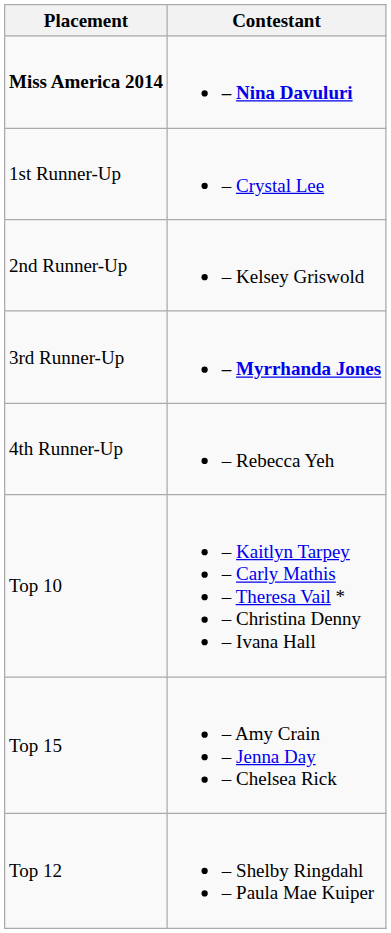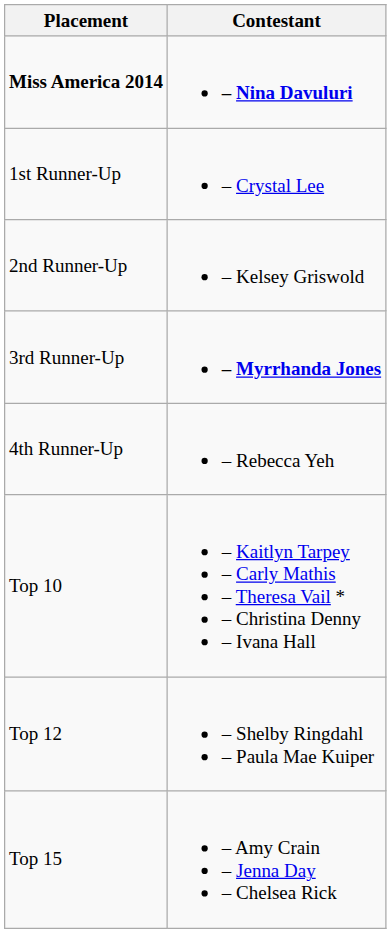rows swapped: (36, 870) <-> (36, 745)
